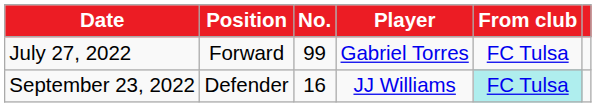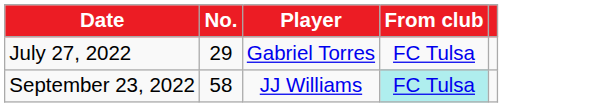- column: (247, 20)
(315, 53) 99 -> (221, 53) 29
(315, 85) 16 -> (221, 85) 58
